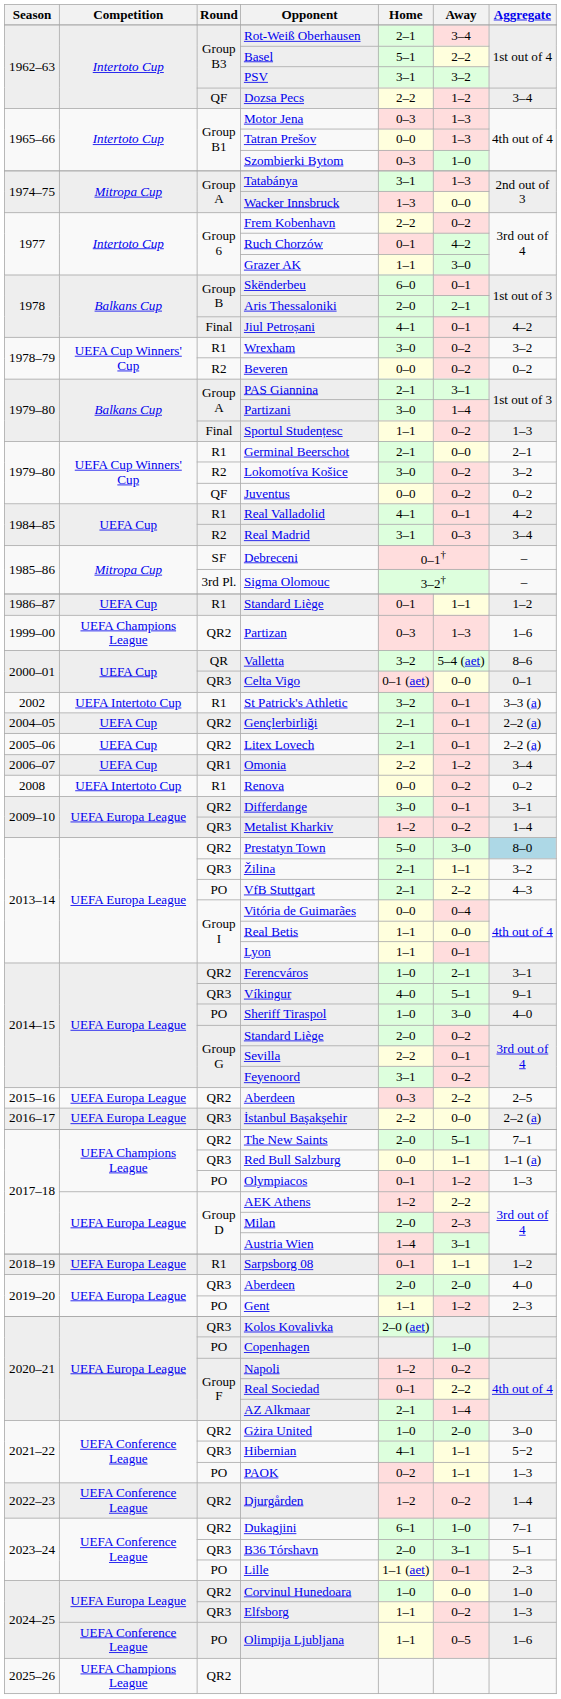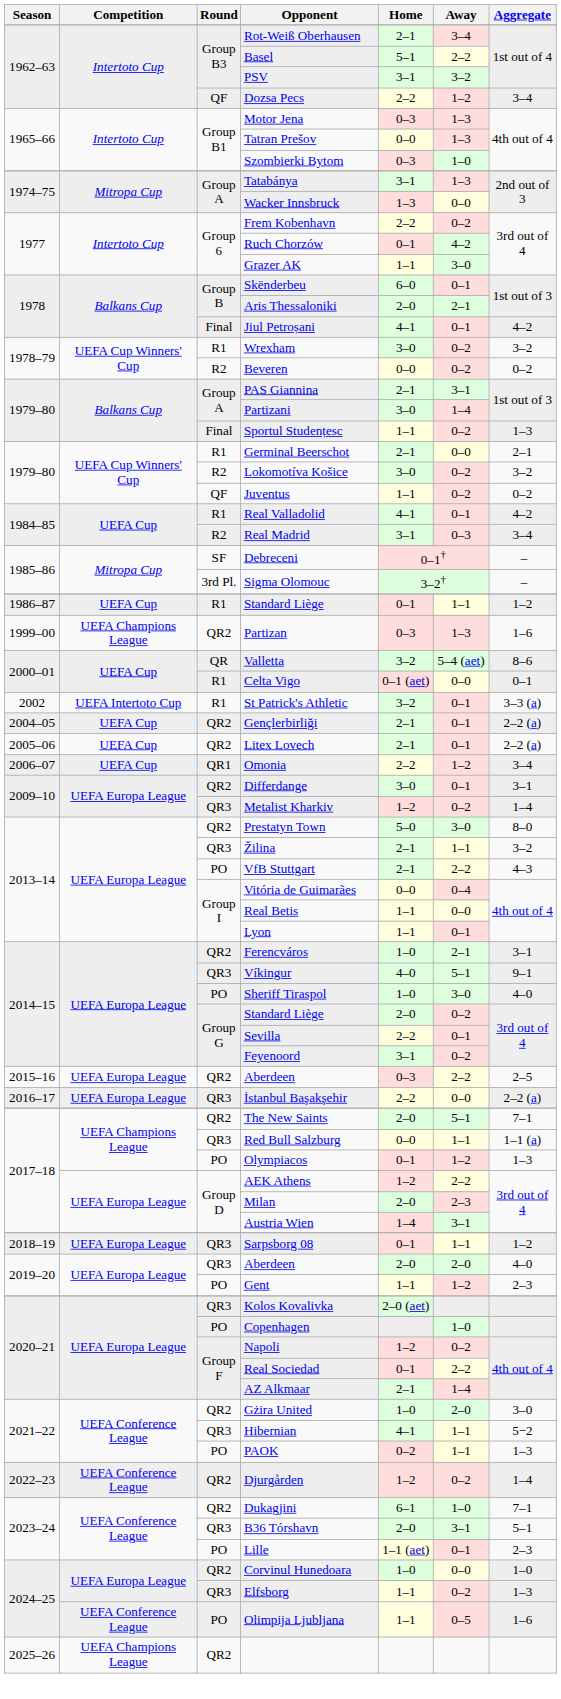(406, 493) 0–0 -> (406, 493) 1–1
(219, 681) QR3 -> (219, 681) R1
- row: (32, 785)
(522, 848) lightblue background -> (522, 827) no background
(219, 1264) R1 -> (219, 1243) QR3
